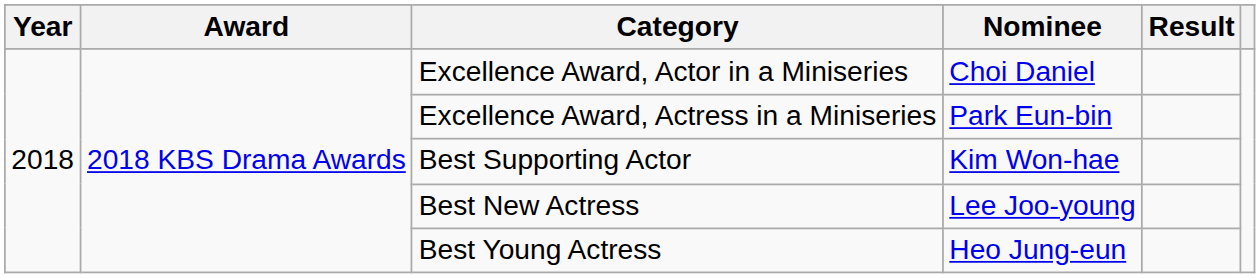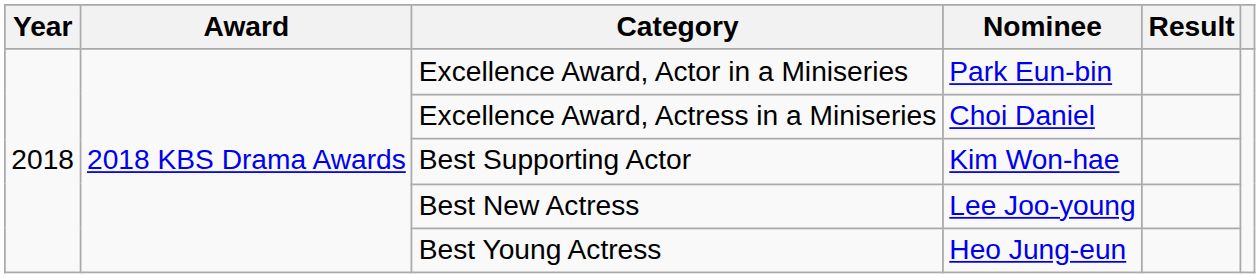(1022, 71) Choi Daniel -> (1031, 71) Park Eun-bin
(1031, 116) Park Eun-bin -> (1022, 116) Choi Daniel
